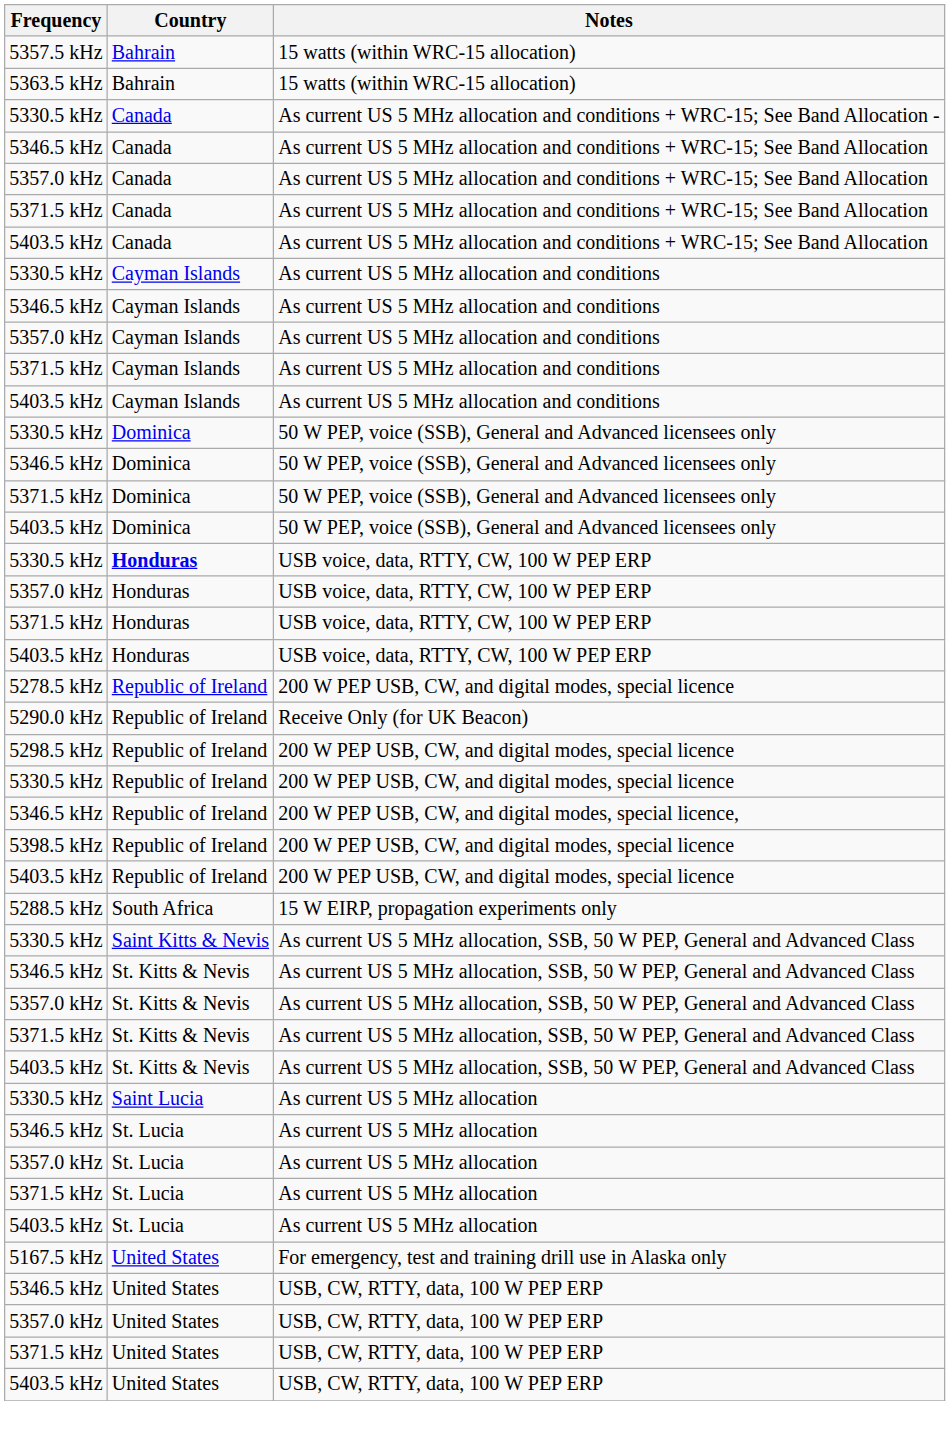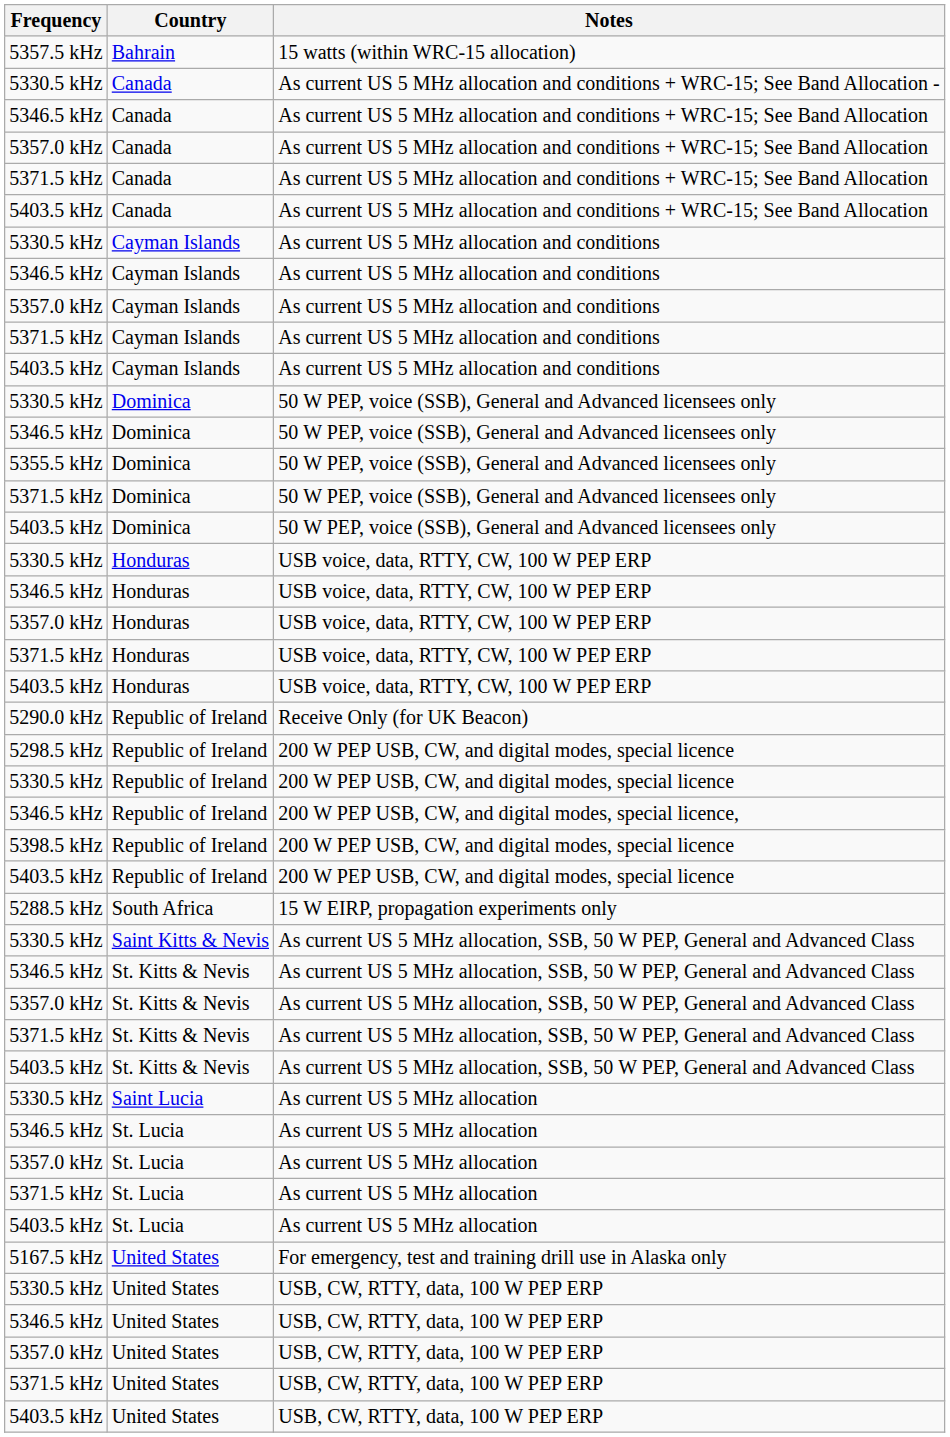- row: (56, 83)
+ row: (56, 464)
(155, 559) bold -> (151, 559) normal
+ row: (56, 591)
- row: (56, 686)
+ row: (56, 1289)
